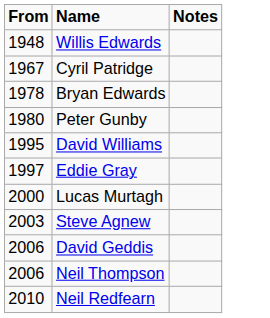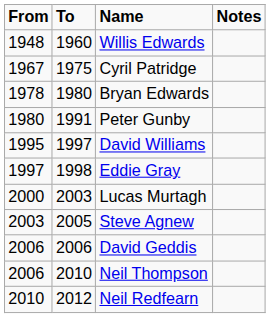+ column: (65, 17)
